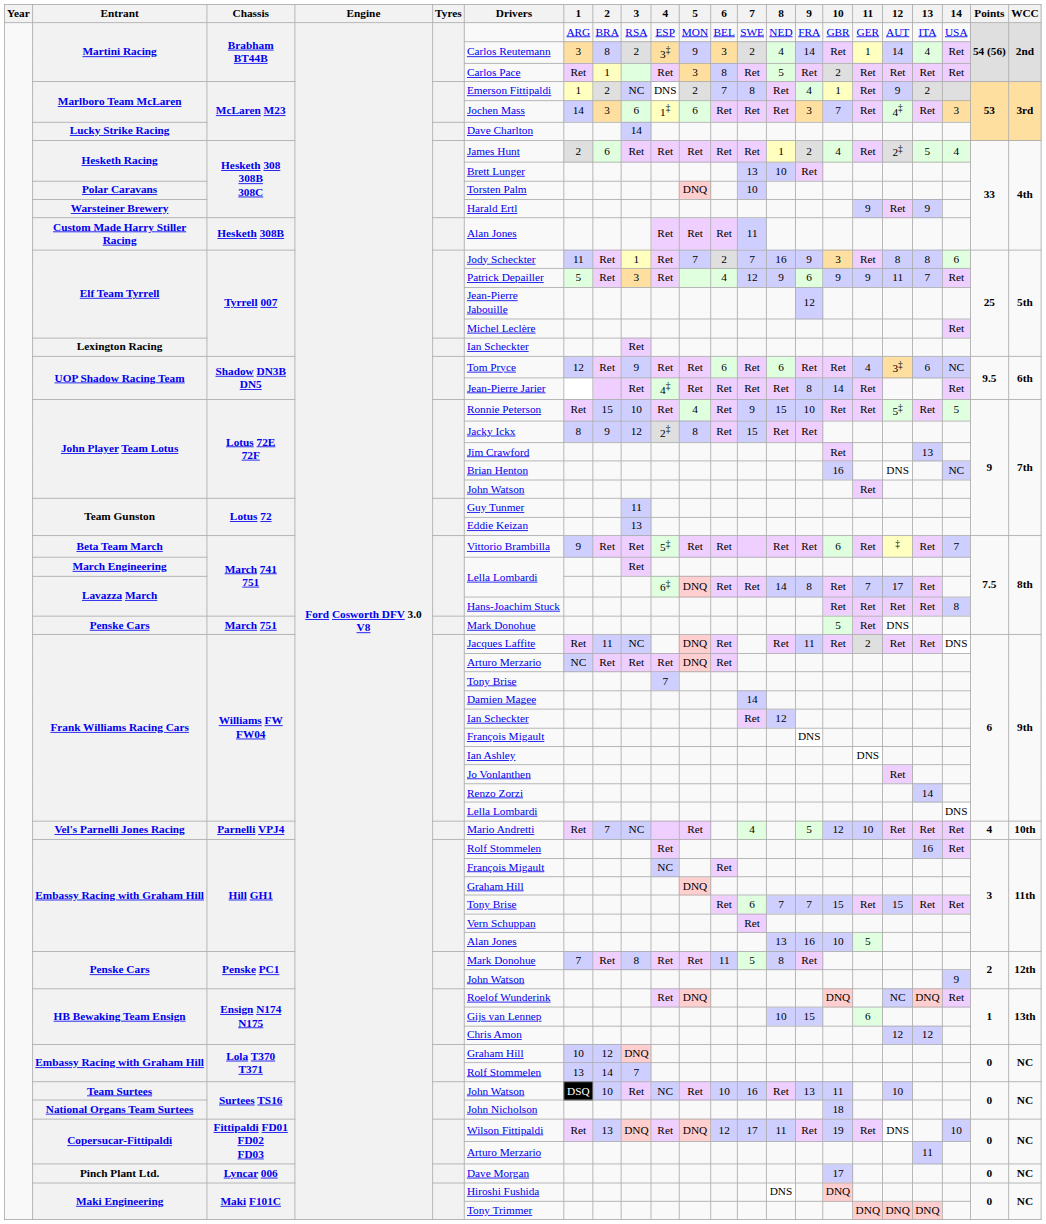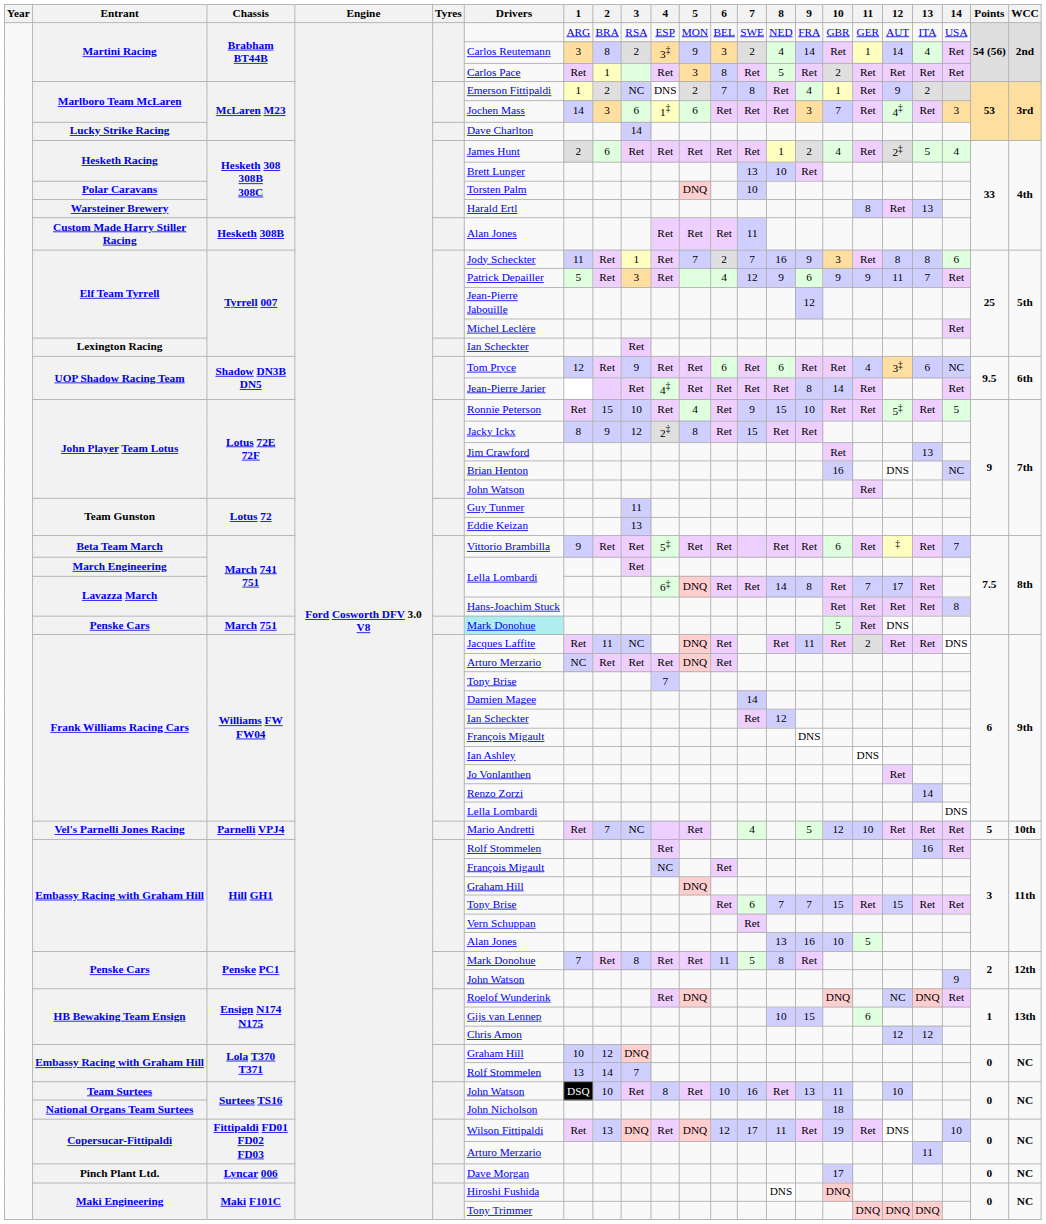(868, 208) 9 -> (868, 208) 8
(927, 208) 9 -> (927, 208) 13
(501, 625) no background -> (501, 625) paleturquoise background
(989, 829) 4 -> (989, 829) 5
(665, 1090) NC -> (665, 1090) 8
